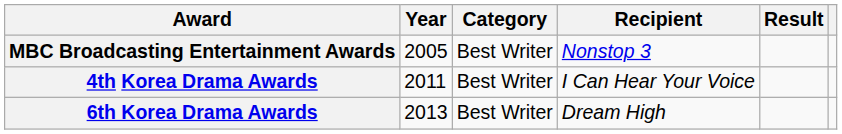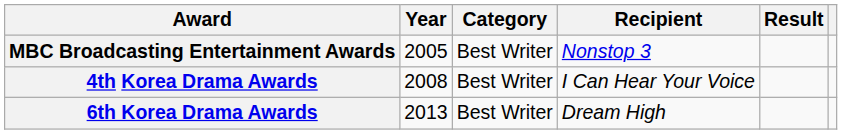(425, 81) 2011 -> (426, 81) 2008
